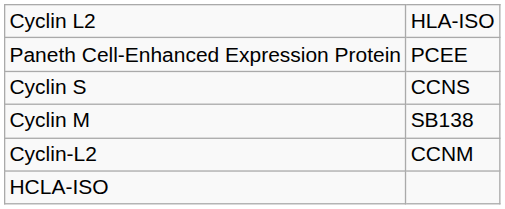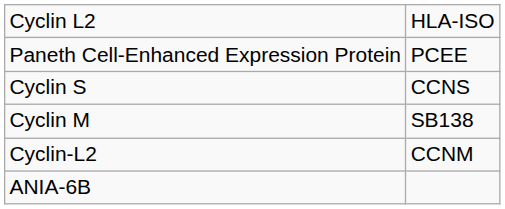- row: (59, 187)
+ row: (50, 187)
